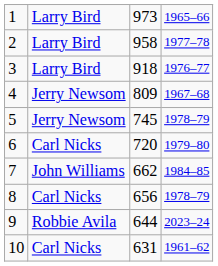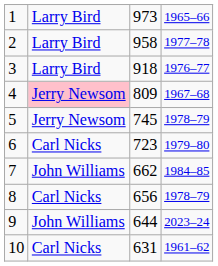(79, 94) no background -> (79, 94) pink background
(145, 145) 720 -> (145, 145) 723
(74, 222) Robbie Avila -> (78, 222) John Williams
